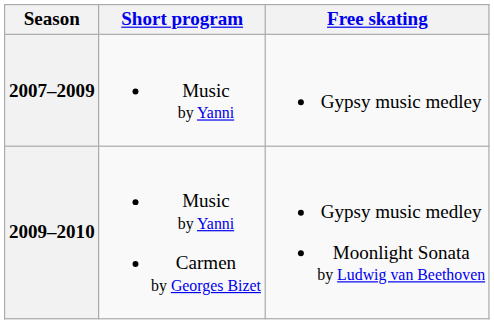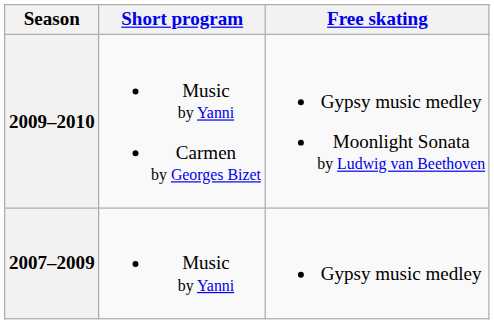rows swapped: (52, 232) <-> (52, 90)
